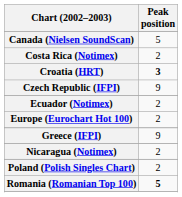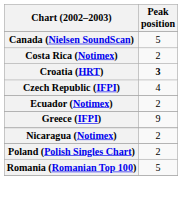(158, 87) 9 -> (158, 87) 4
- row: (71, 119)
(158, 183) bold -> (158, 167) normal
